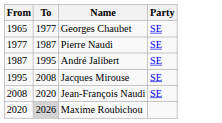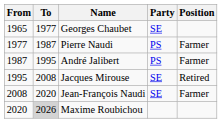+ column: (197, 12)
(156, 45) SE -> (156, 45) PS
(156, 61) SE -> (156, 61) PS
